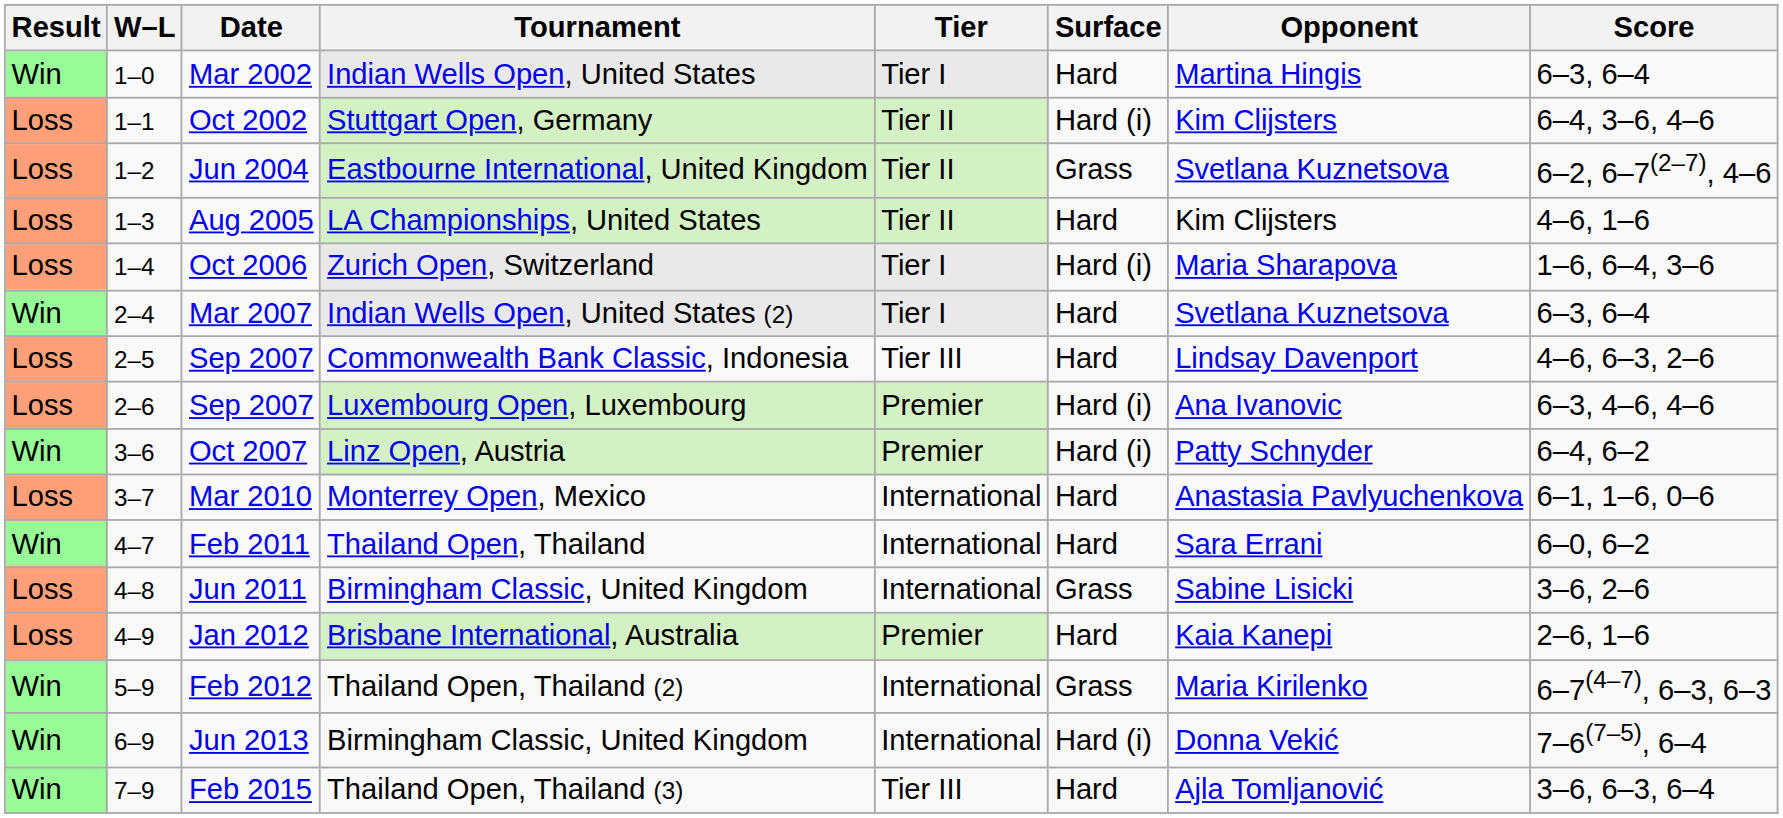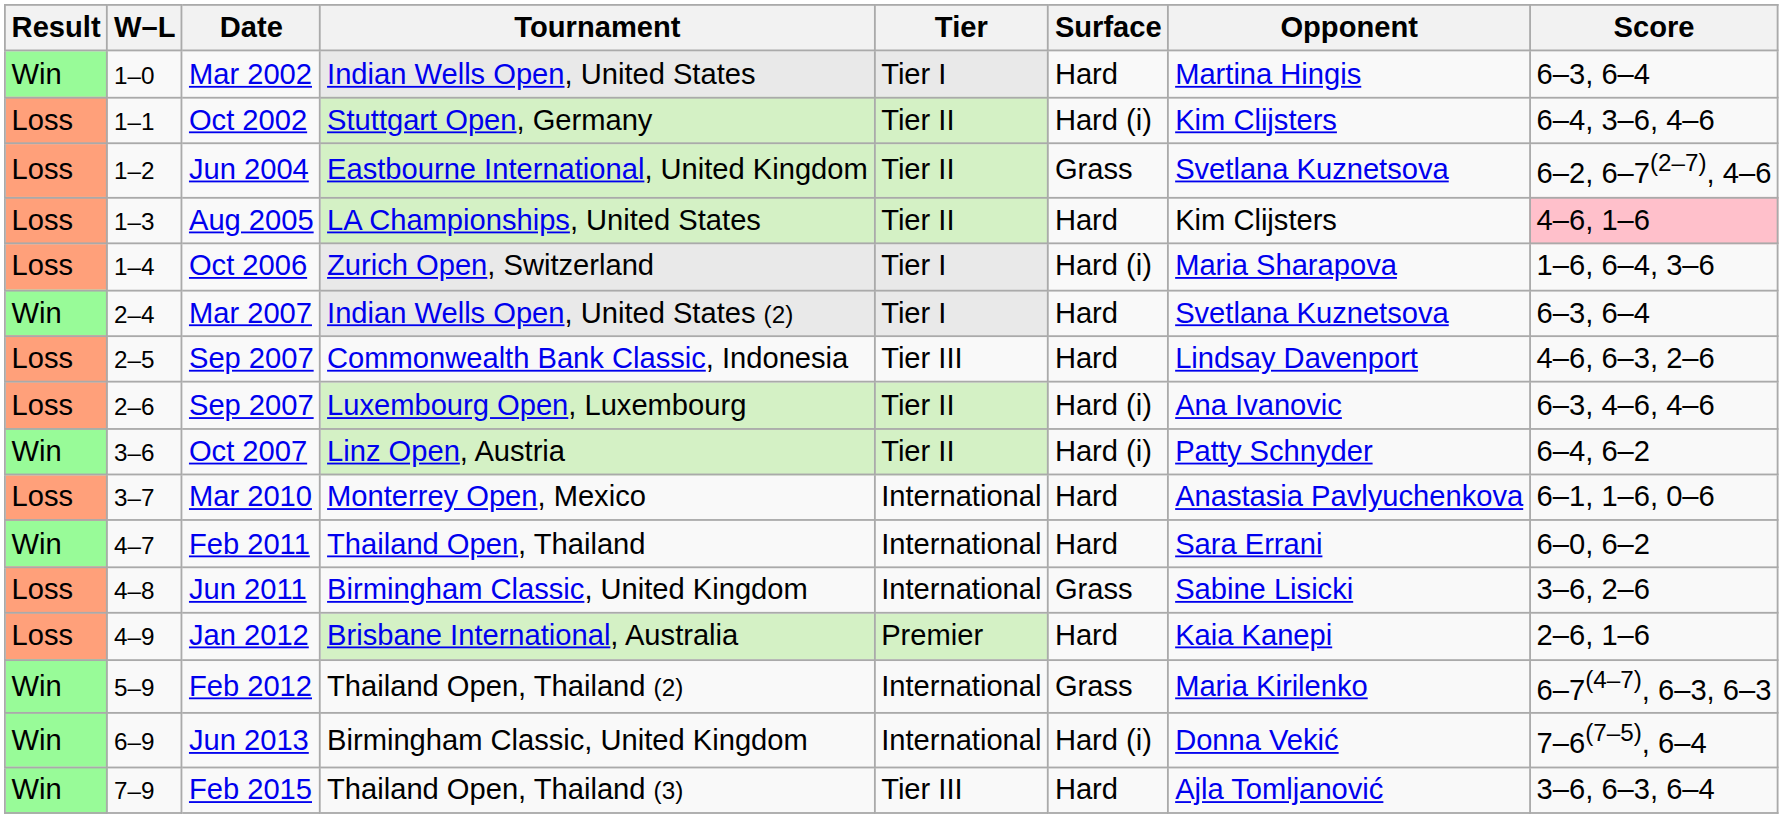(1593, 220) no background -> (1593, 220) pink background
(932, 404) Premier -> (918, 404) Tier II
(932, 451) Premier -> (918, 451) Tier II
